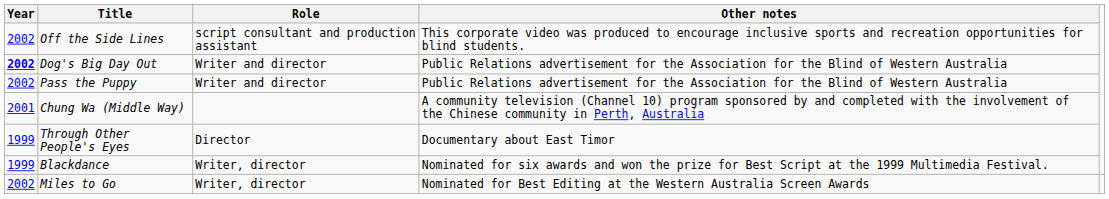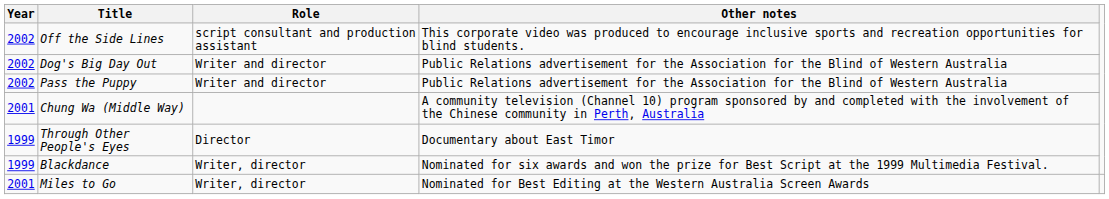(21, 64) bold -> (21, 64) normal
(21, 184) 2002 -> (21, 184) 2001
